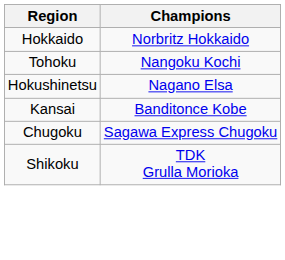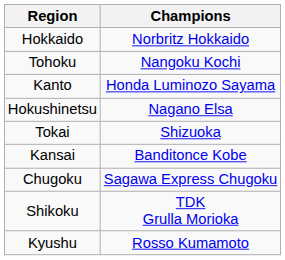+ row: (52, 86)
+ row: (52, 132)
+ row: (52, 242)
